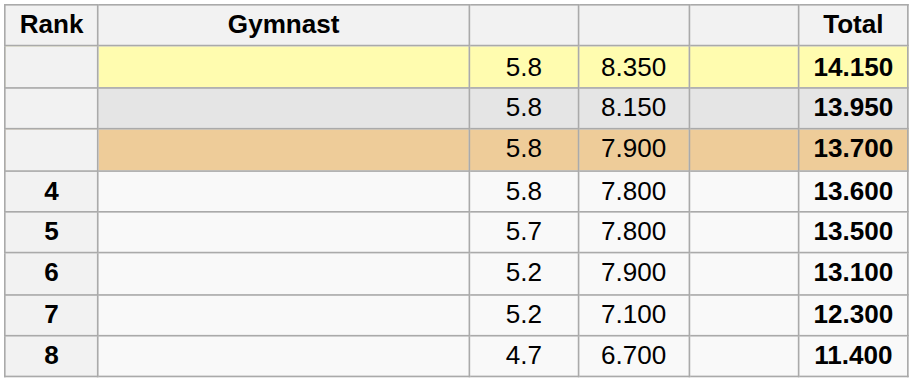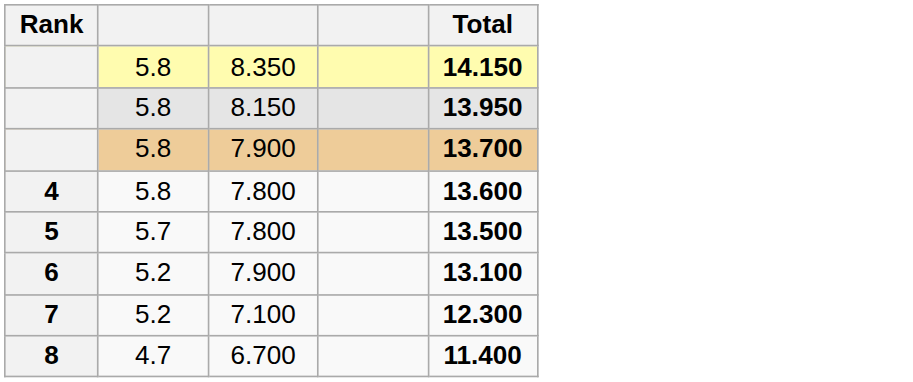- column: (284, 25)
